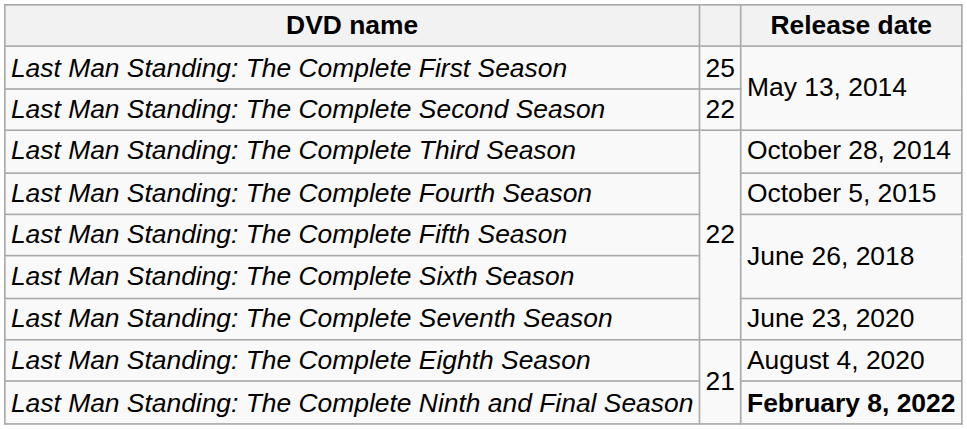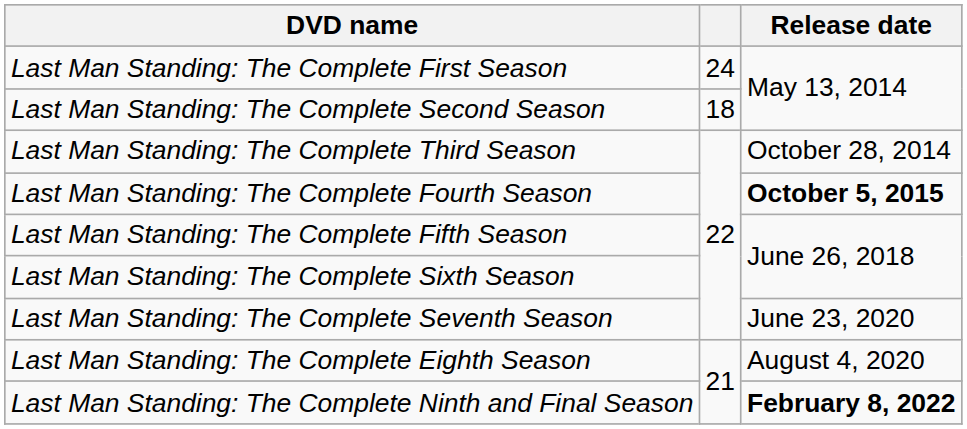(720, 67) 25 -> (720, 67) 24
(720, 109) 22 -> (720, 109) 18
(842, 192) normal -> (845, 192) bold
